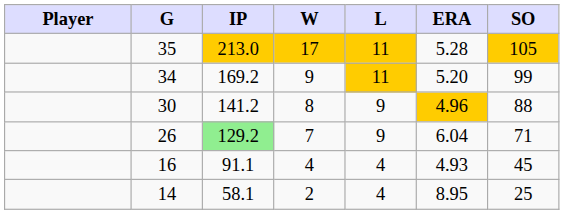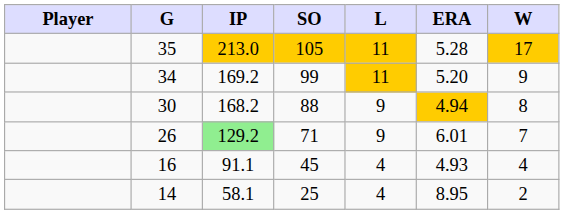columns swapped: (309, 19) <-> (523, 19)
(238, 106) 141.2 -> (238, 106) 168.2
(452, 106) 4.96 -> (452, 106) 4.94
(452, 135) 6.04 -> (452, 135) 6.01
